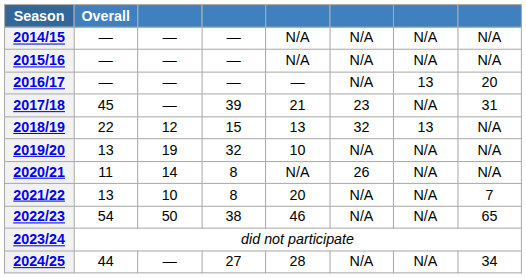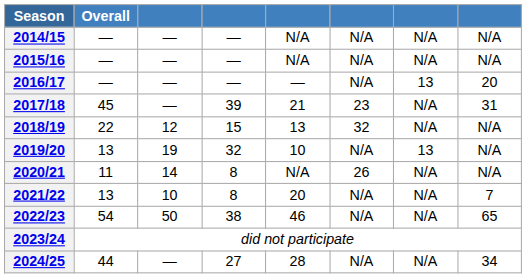(425, 127) 13 -> (425, 127) N/A
(425, 150) N/A -> (425, 150) 13
